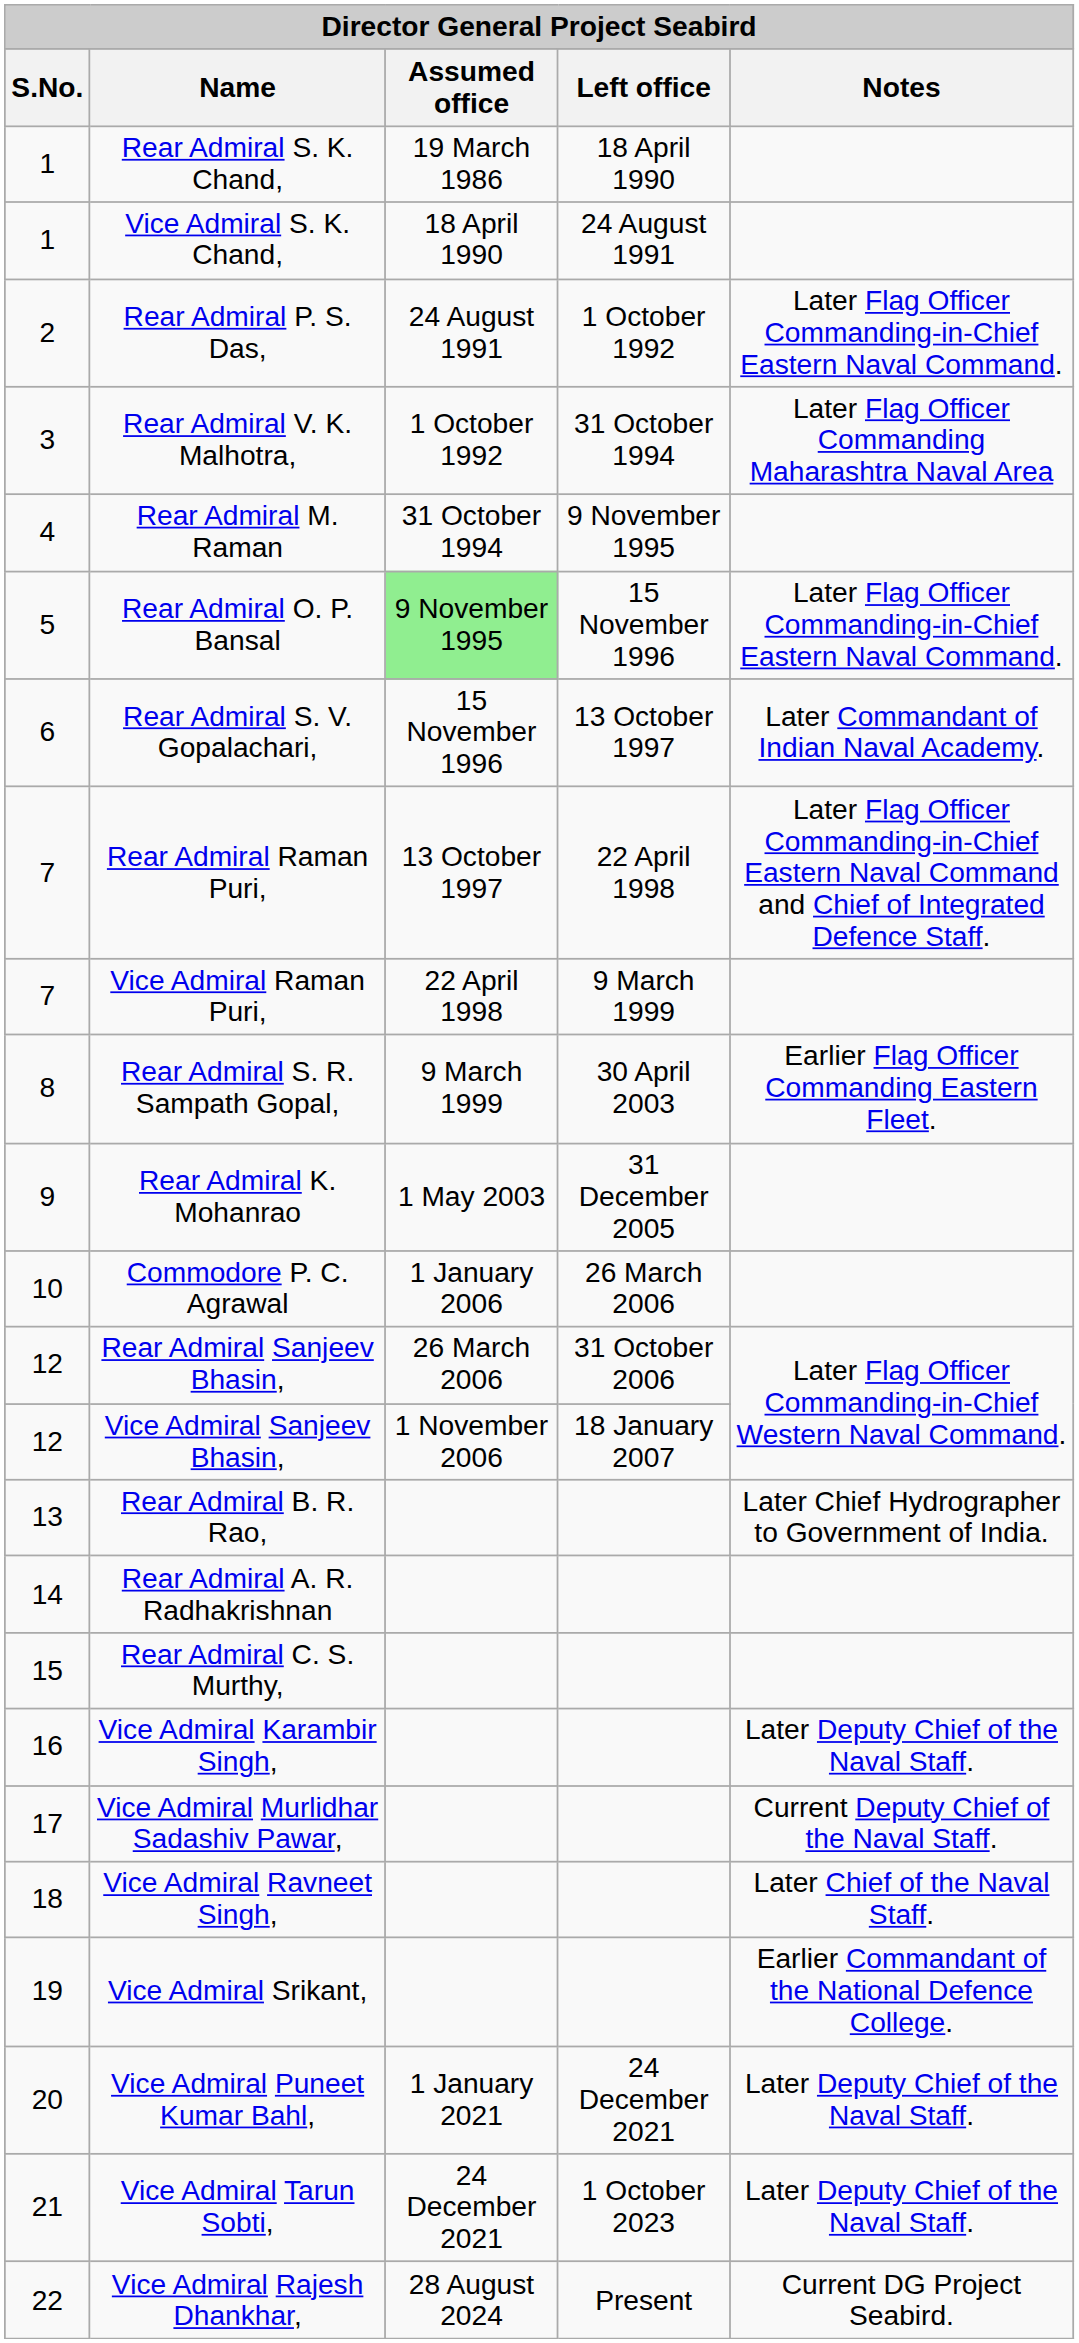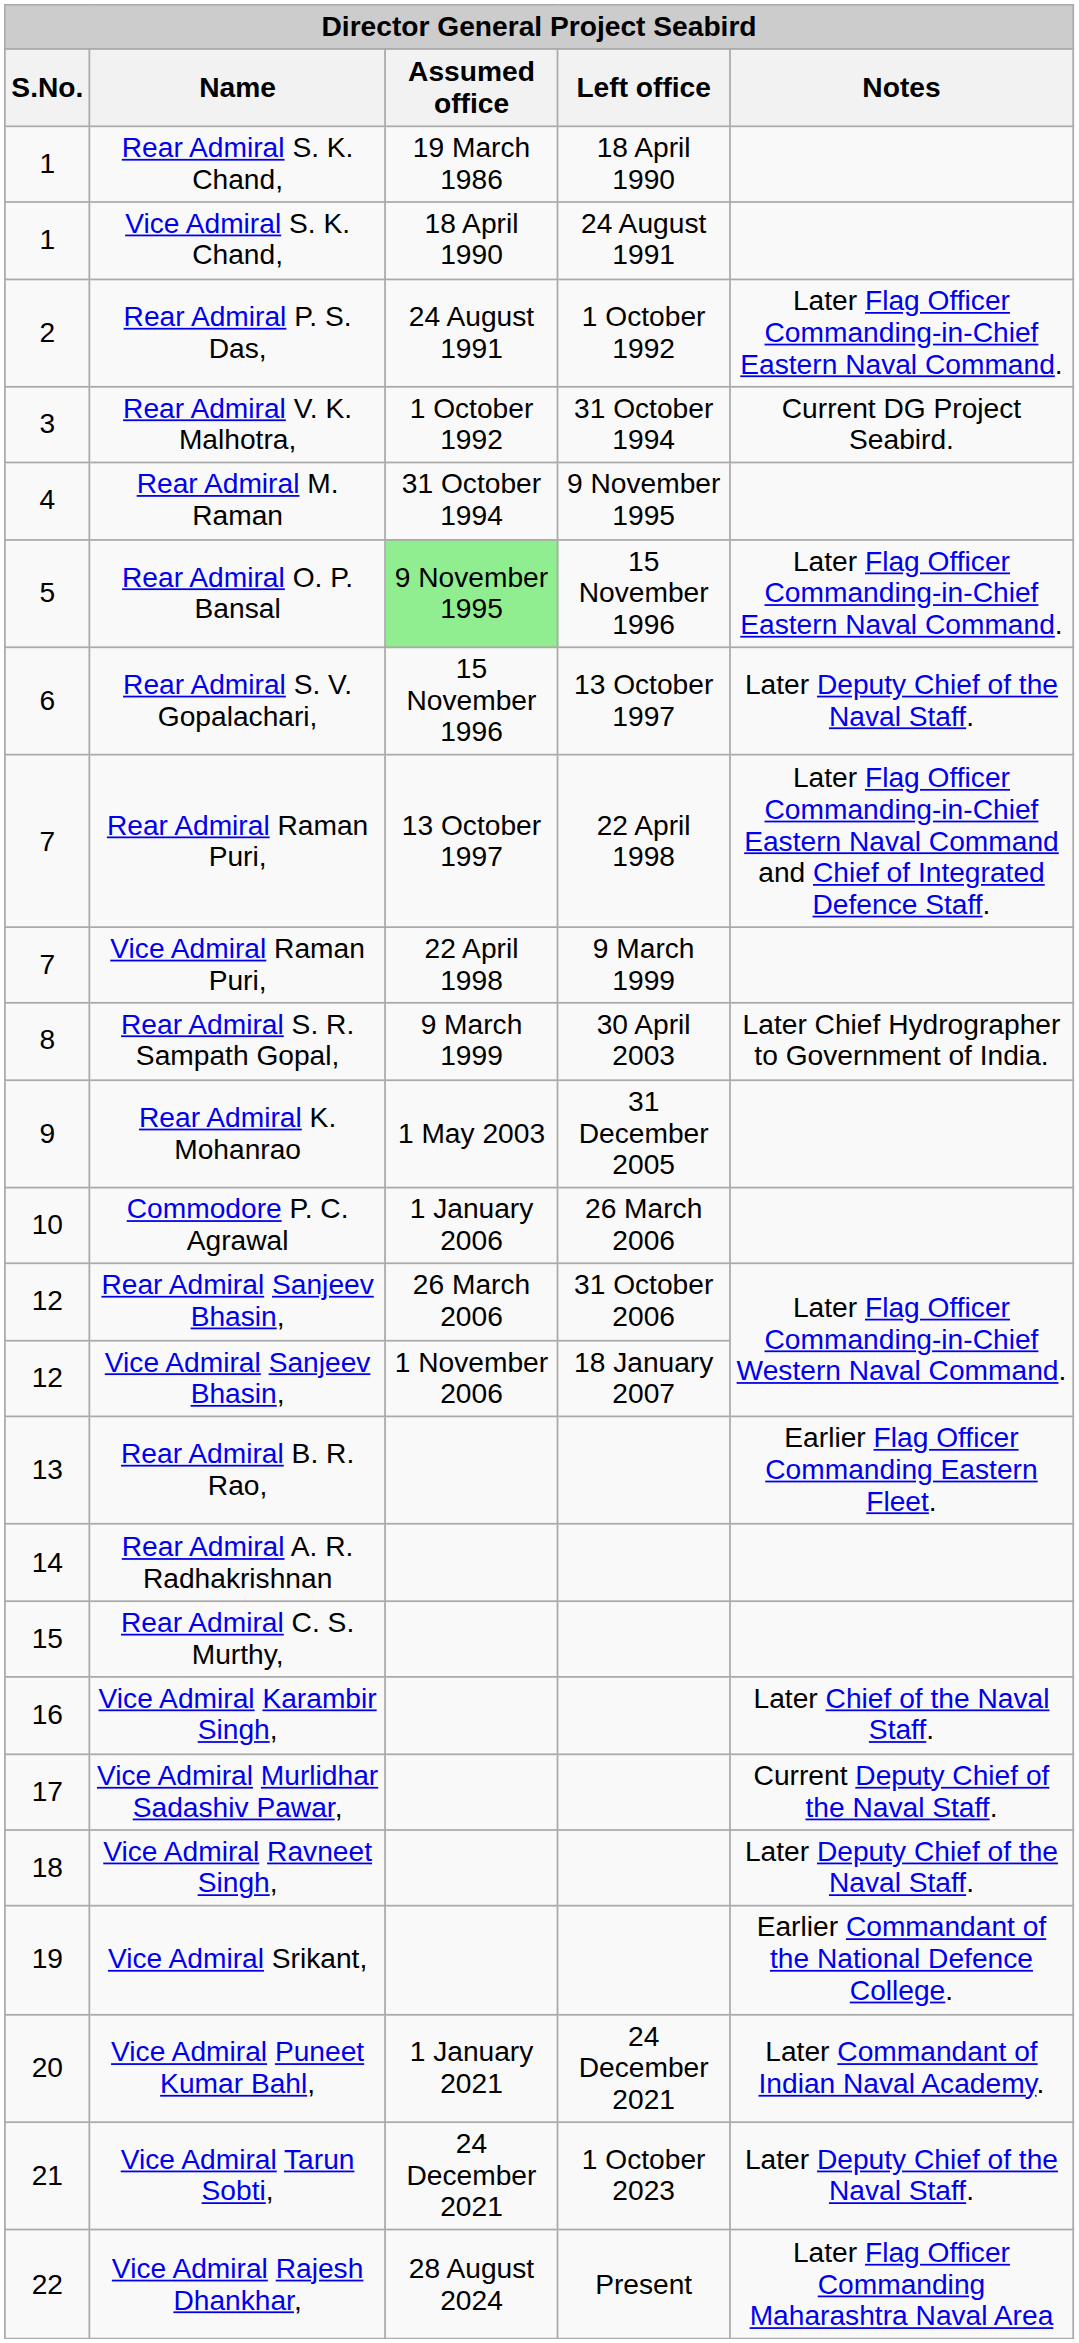(901, 440) Later Flag Officer Commanding Maharashtra Naval Area -> (901, 424) Current DG Project Seabird.
(901, 732) Later Commandant of Indian Naval Academy. -> (901, 700) Later Deputy Chief of the Naval Staff.
(901, 1088) Earlier Flag Officer Commanding Eastern Fleet. -> (901, 1040) Later Chief Hydrographer to Government of India.
(901, 1517) Later Chief Hydrographer to Government of India. -> (901, 1470) Earlier Flag Officer Commanding Eastern Fleet.
(901, 1746) Later Deputy Chief of the Naval Staff. -> (901, 1714) Later Chief of the Naval Staff.
(901, 1899) Later Chief of the Naval Staff. -> (901, 1867) Later Deputy Chief of the Naval Staff.
(901, 2099) Later Deputy Chief of the Naval Staff. -> (901, 2067) Later Commandant of Indian Naval Academy.
(901, 2299) Current DG Project Seabird. -> (901, 2283) Later Flag Officer Commanding Maharashtra Naval Area
